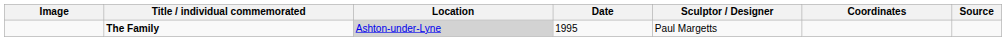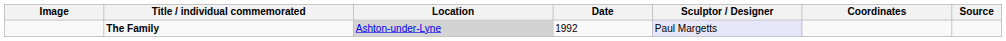(566, 28) 1995 -> (566, 28) 1992
(686, 28) no background -> (686, 28) lavender background
